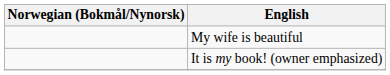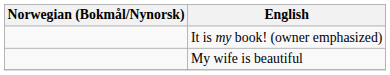rows swapped: (287, 59) <-> (247, 37)
